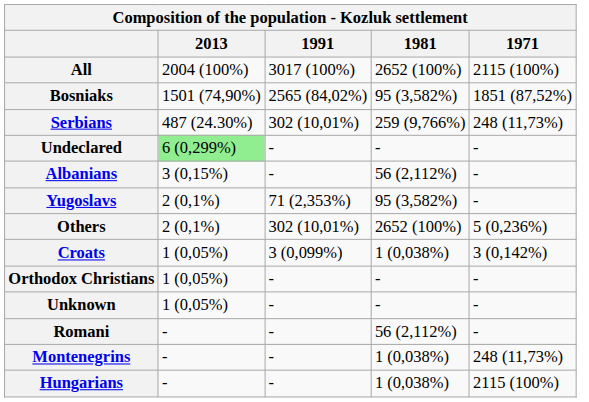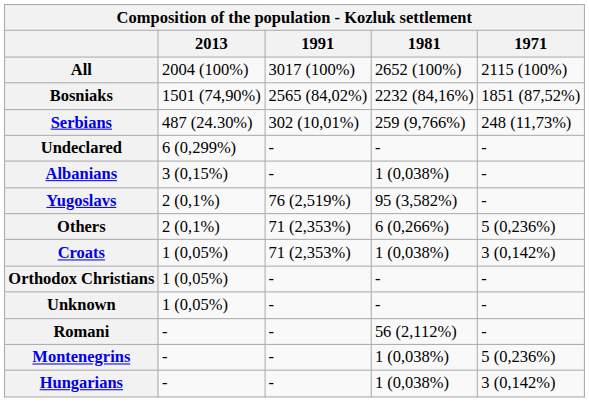(416, 95) 95 (3,582%) -> (424, 95) 2232 (84,16%)
(199, 148) lightgreen background -> (199, 148) no background
(416, 174) 56 (2,112%) -> (412, 174) 1 (0,038%)
(310, 200) 71 (2,353%) -> (310, 200) 76 (2,519%)
(314, 226) 302 (10,01%) -> (310, 226) 71 (2,353%)
(418, 226) 2652 (100%) -> (412, 226) 6 (0,266%)
(305, 252) 3 (0,099%) -> (310, 252) 71 (2,353%)
(518, 357) 248 (11,73%) -> (518, 357) 5 (0,236%)
(516, 383) 2115 (100%) -> (518, 383) 3 (0,142%)
